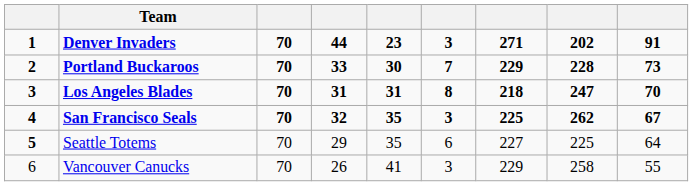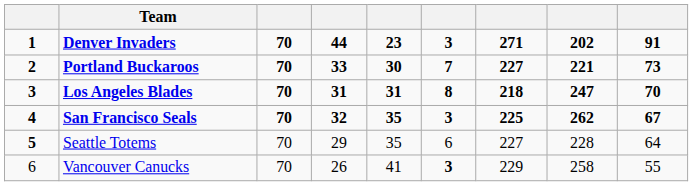(511, 67) 229 -> (511, 67) 227
(582, 67) 228 -> (582, 67) 221
(582, 142) 225 -> (582, 142) 228
(449, 167) normal -> (449, 167) bold
